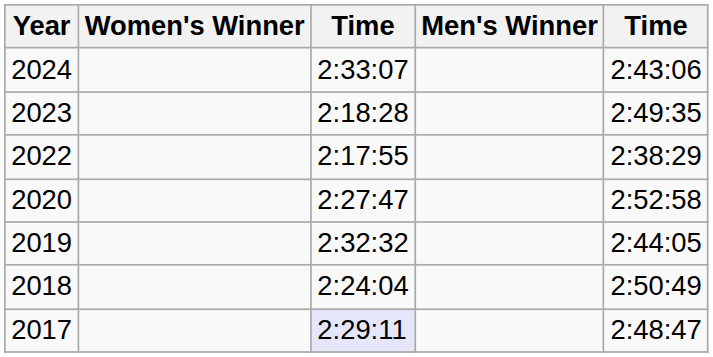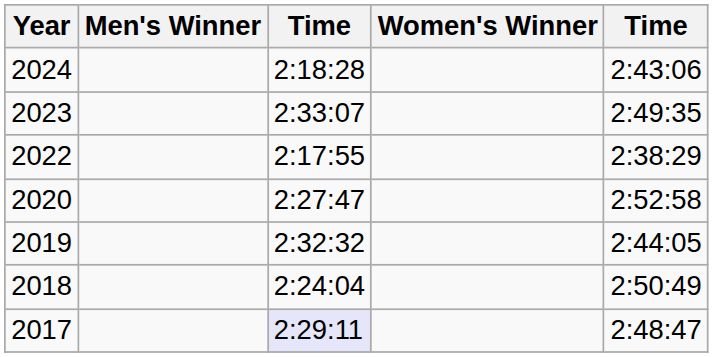columns swapped: (510, 26) <-> (195, 26)
(363, 69) 2:33:07 -> (319, 69) 2:18:28
(363, 112) 2:18:28 -> (319, 112) 2:33:07
